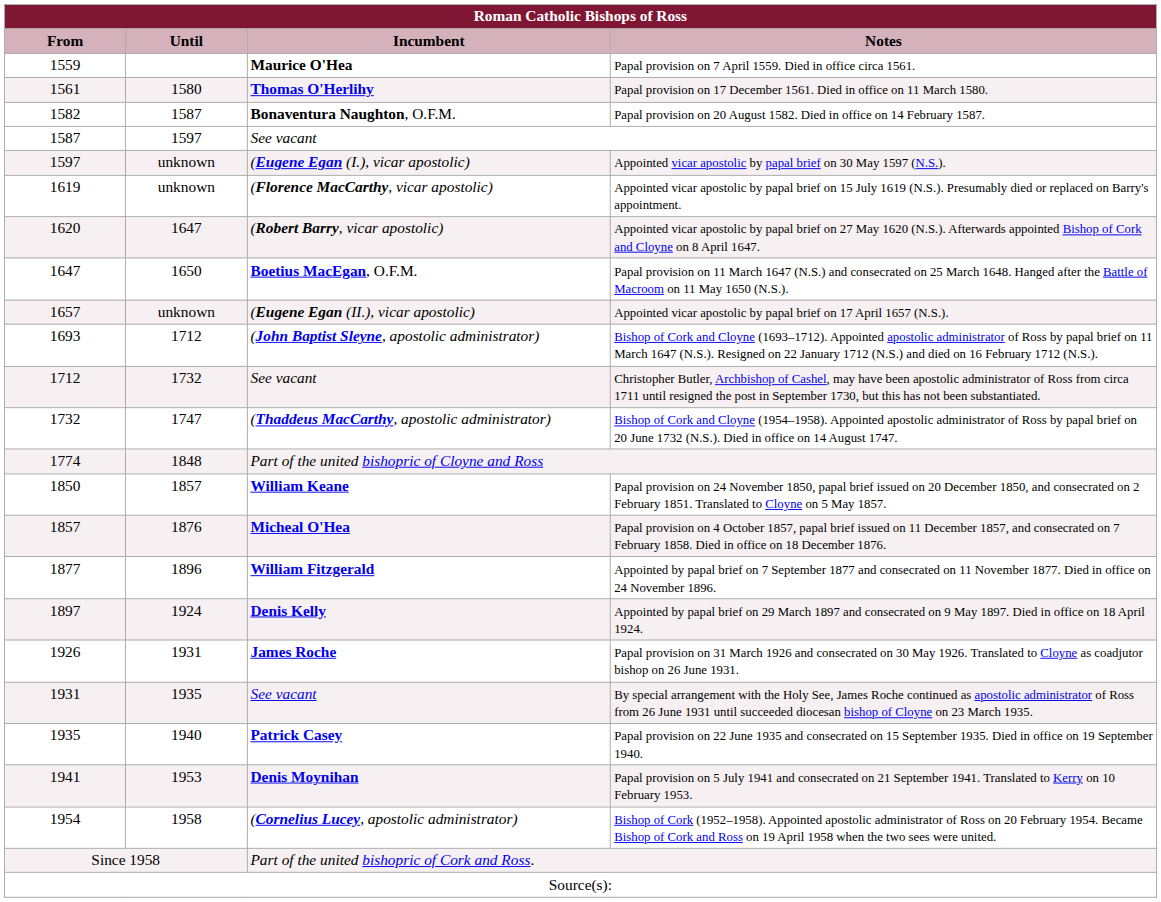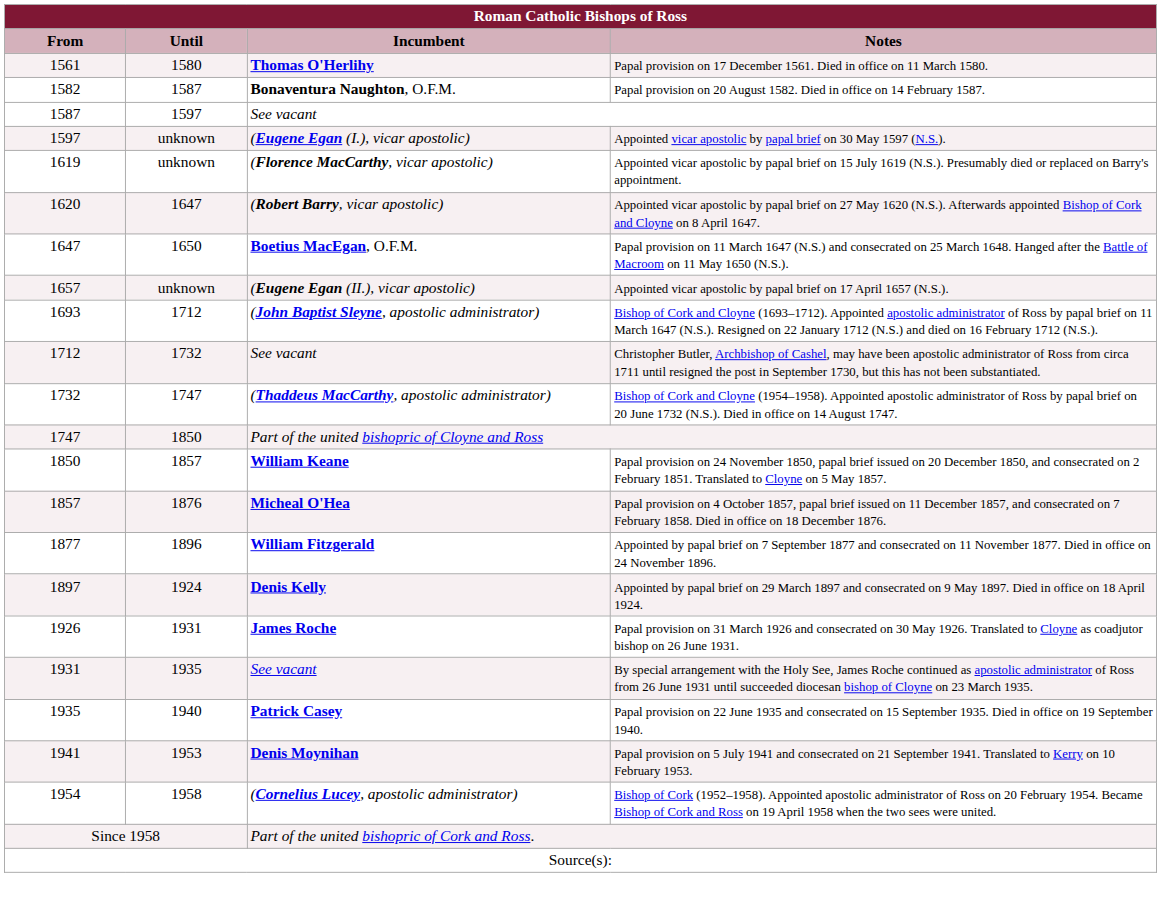- row: (765, 66)
(65, 461) 1774 -> (65, 437) 1747
(186, 461) 1848 -> (186, 437) 1850
